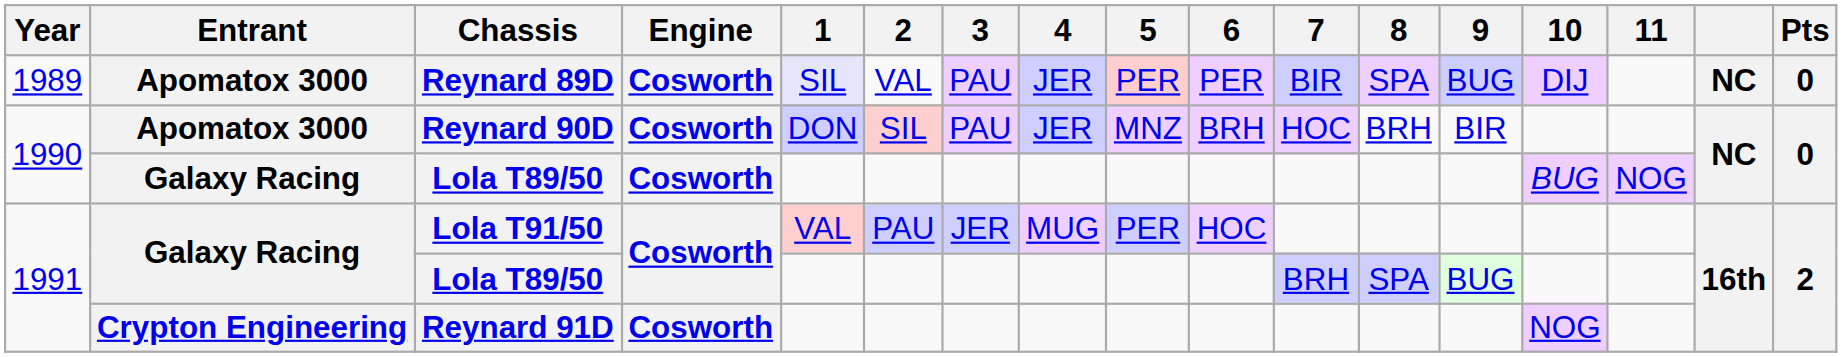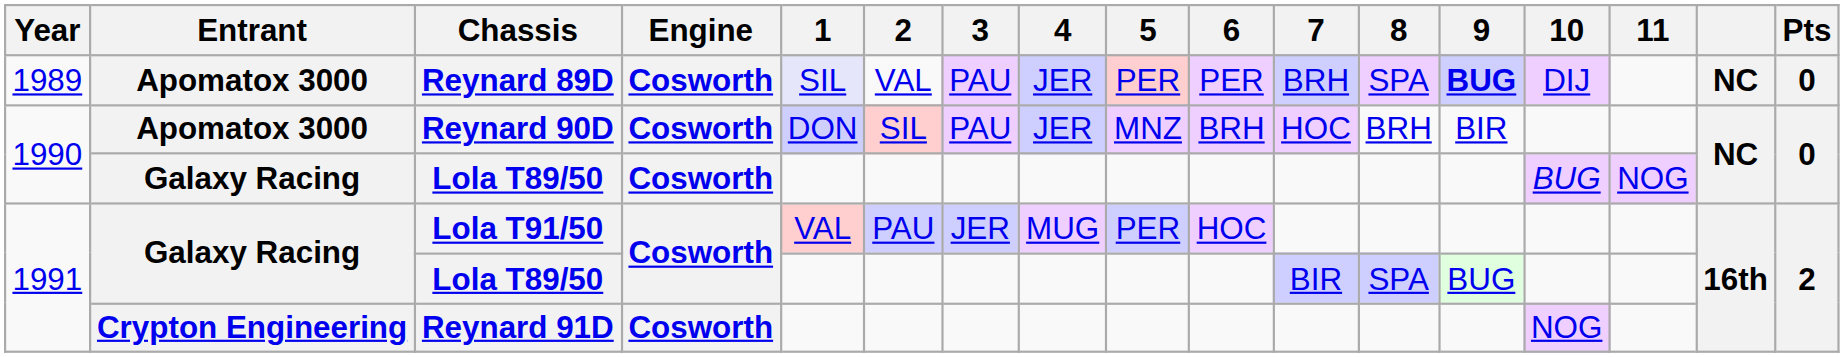(1316, 80) BIR -> (1316, 80) BRH
(1481, 80) normal -> (1481, 80) bold
(1316, 278) BRH -> (1316, 278) BIR
